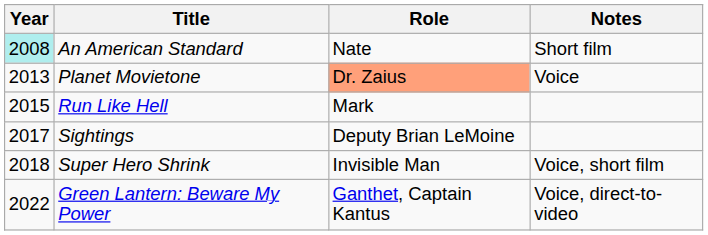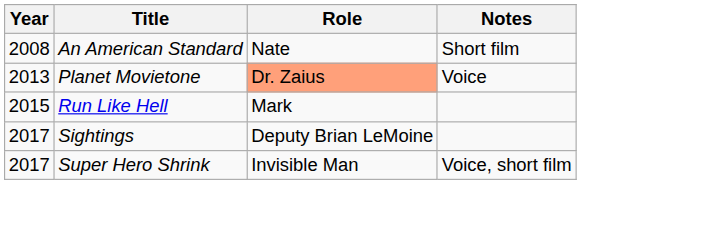(29, 48) paleturquoise background -> (29, 48) no background
(29, 164) 2018 -> (29, 164) 2017
- row: (169, 204)
